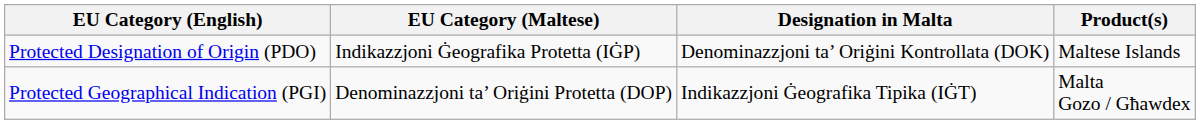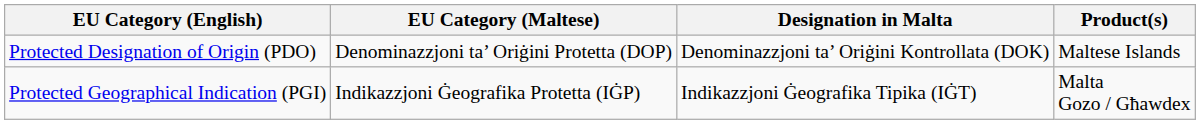(488, 50) Indikazzjoni Ġeografika Protetta (IĠP) -> (504, 50) Denominazzjoni ta’ Oriġini Protetta (DOP)
(504, 92) Denominazzjoni ta’ Oriġini Protetta (DOP) -> (488, 92) Indikazzjoni Ġeografika Protetta (IĠP)
